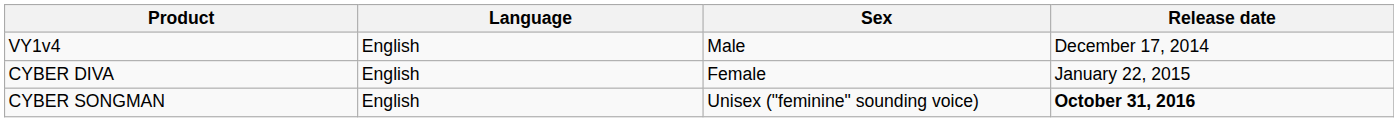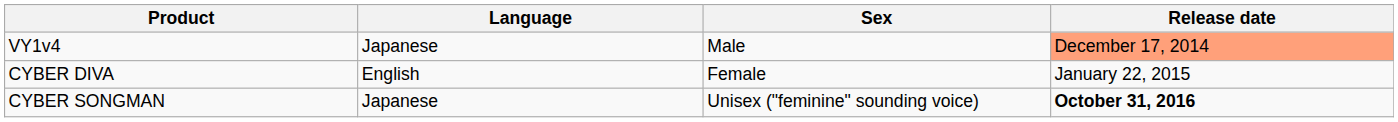(391, 46) English -> (400, 46) Japanese
(1132, 46) no background -> (1132, 46) lightsalmon background
(391, 102) English -> (400, 102) Japanese
